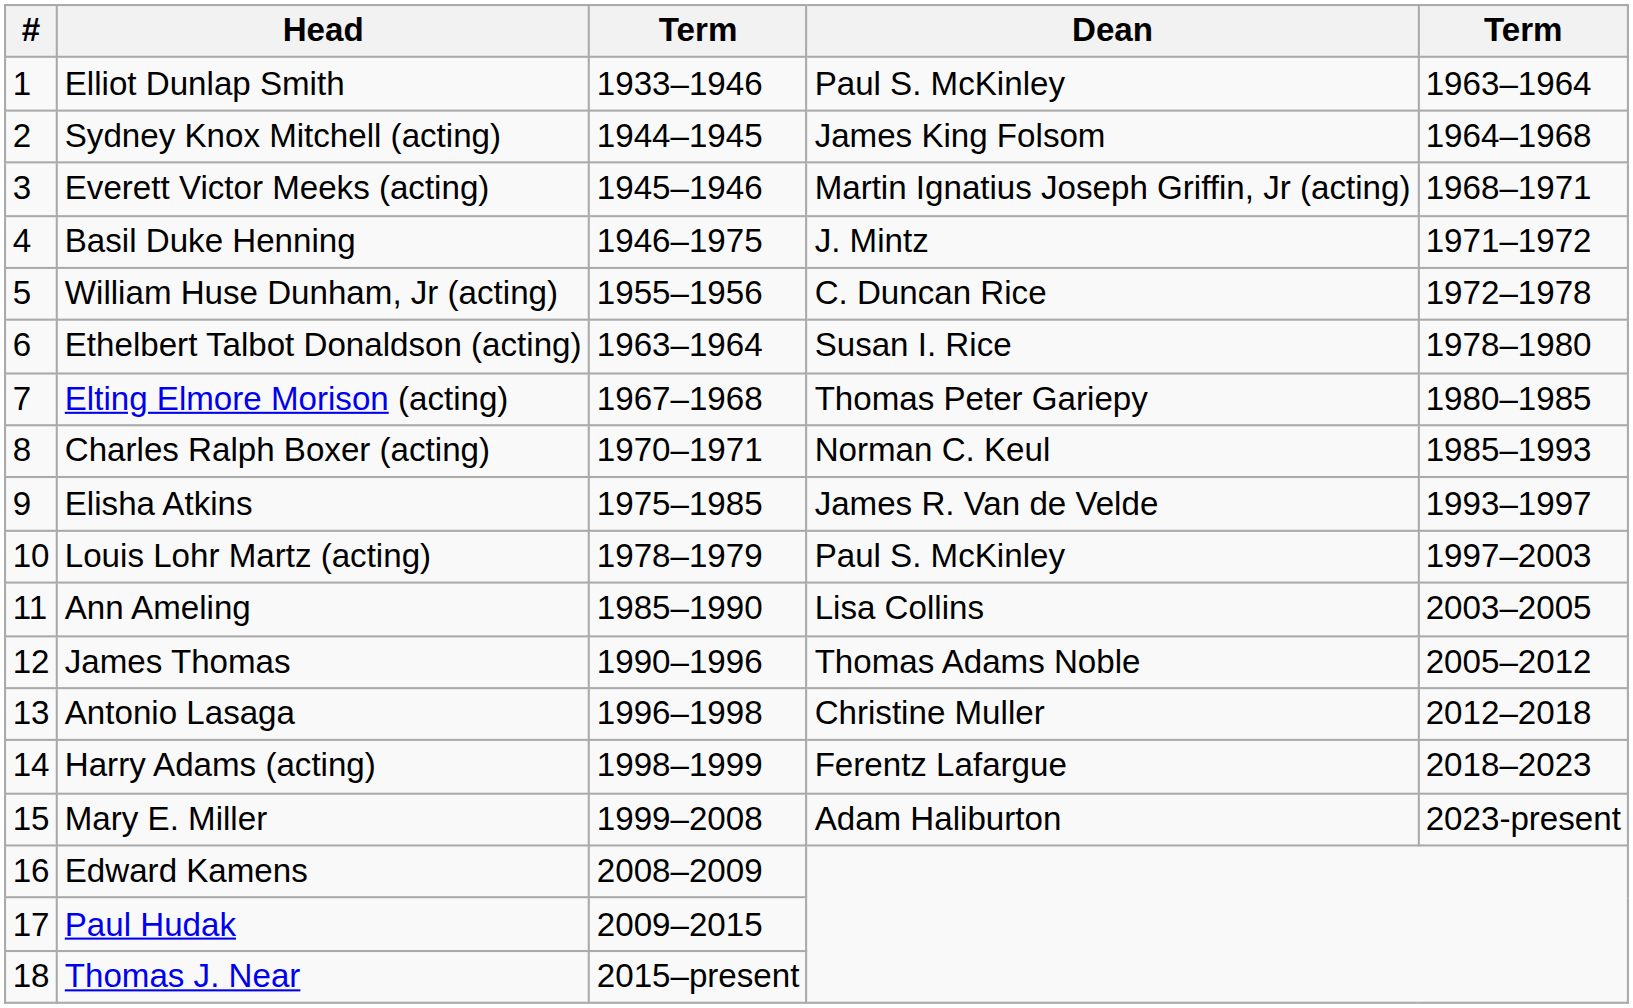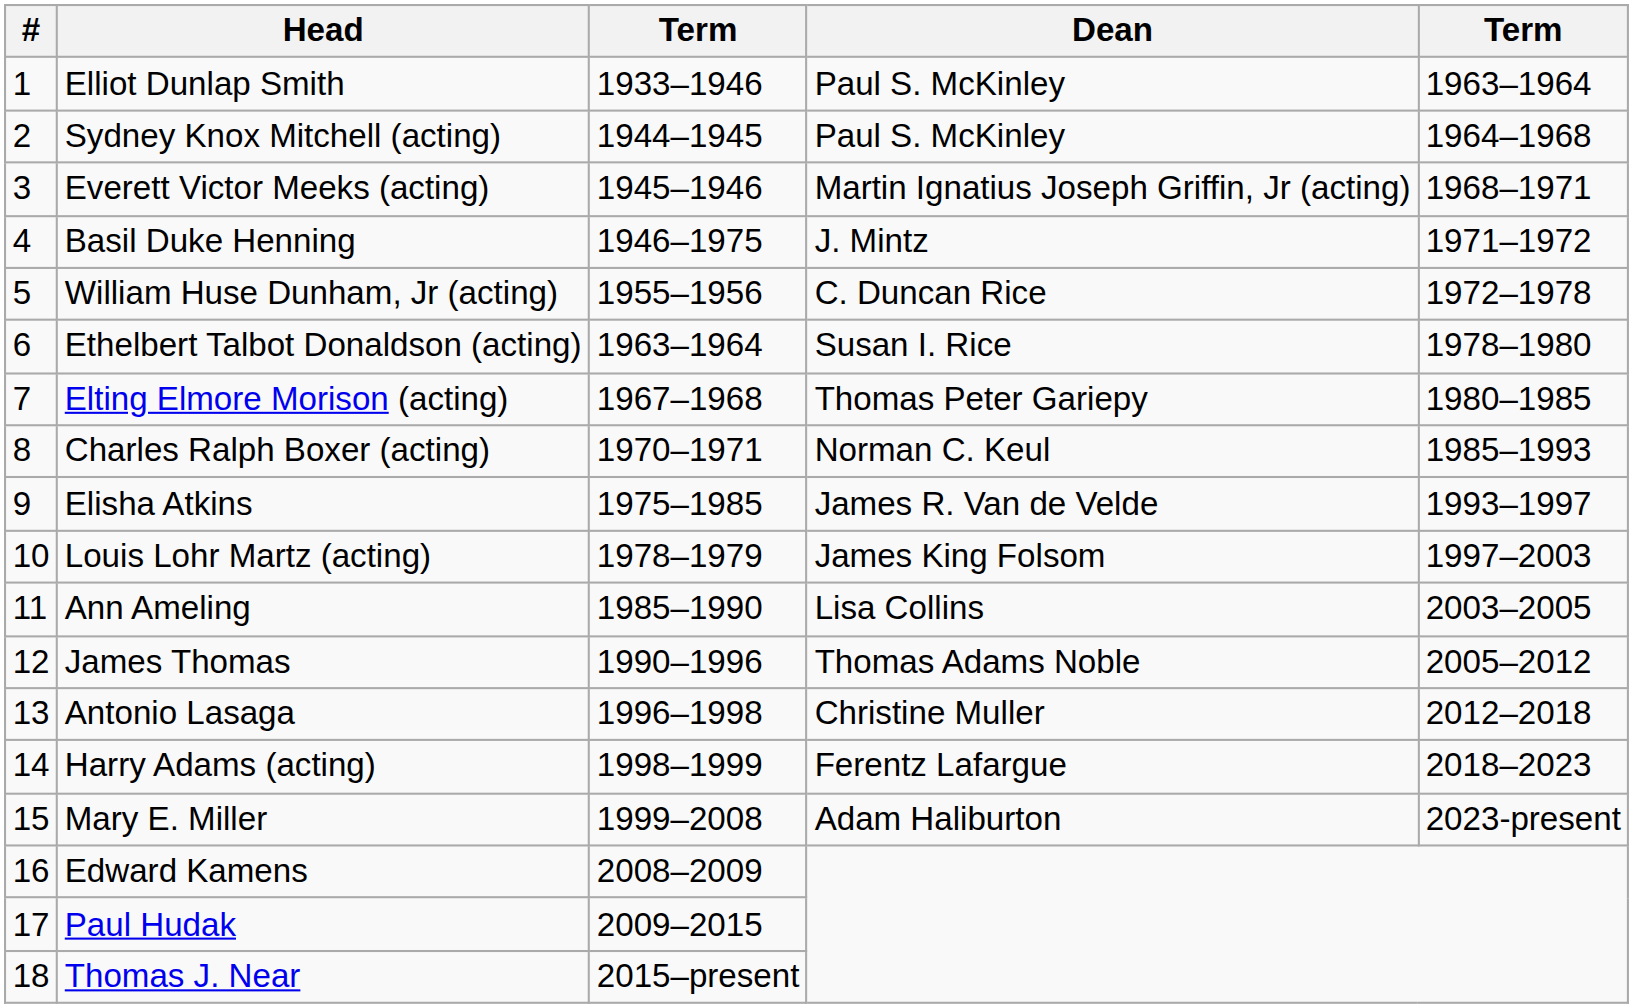(960, 135) James King Folsom -> (940, 135) Paul S. McKinley
(940, 556) Paul S. McKinley -> (960, 556) James King Folsom
